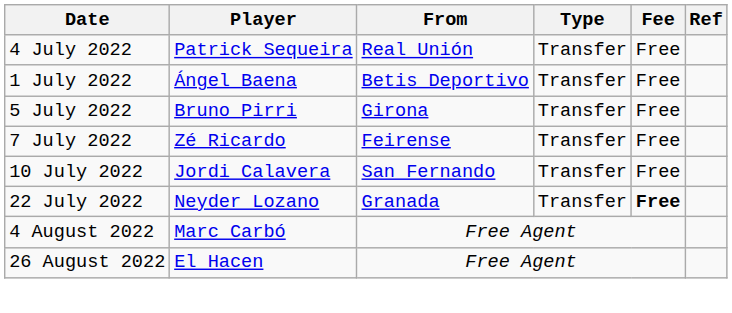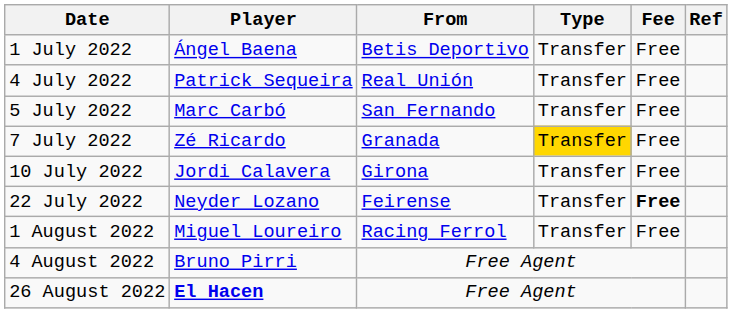rows swapped: (71, 80) <-> (71, 50)
(236, 111) Bruno Pirri -> (230, 111) Marc Carbó
(395, 111) Girona -> (428, 111) San Fernando
(406, 141) Feirense -> (401, 141) Granada
(582, 141) no background -> (582, 141) gold background
(428, 171) San Fernando -> (395, 171) Girona
(401, 202) Granada -> (406, 202) Feirense
+ row: (82, 232)
(230, 232) Marc Carbó -> (236, 262) Bruno Pirri
(219, 262) normal -> (219, 293) bold
